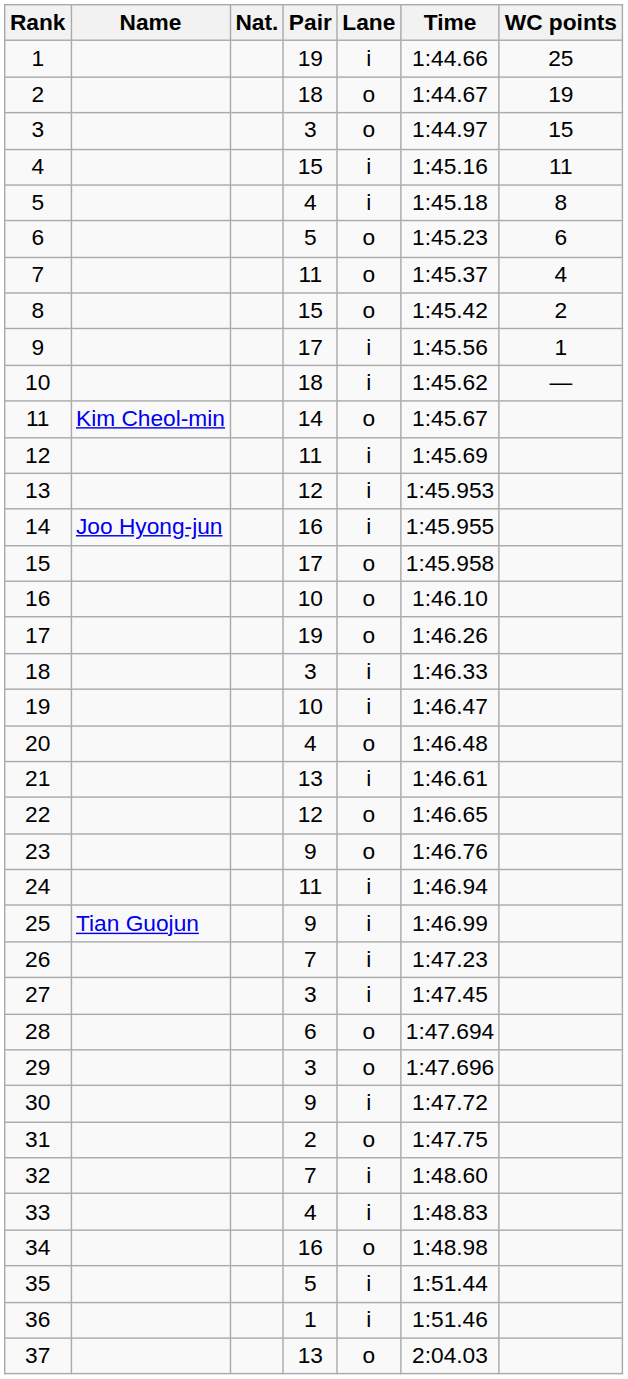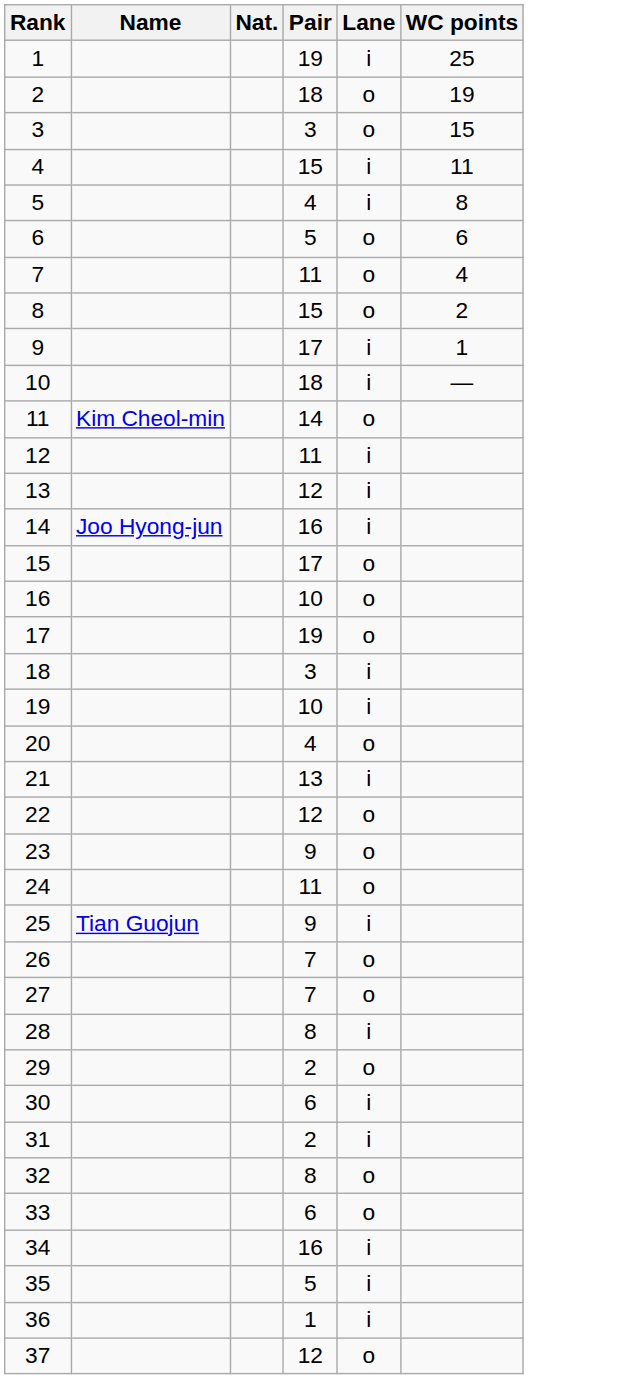- column: (450, 22)
(369, 887) i -> (369, 887) o
(369, 959) i -> (369, 959) o
(310, 995) 3 -> (310, 995) 7
(369, 995) i -> (369, 995) o
(310, 1031) 6 -> (310, 1031) 8
(369, 1031) o -> (369, 1031) i
(310, 1067) 3 -> (310, 1067) 2
(310, 1103) 9 -> (310, 1103) 6
(369, 1139) o -> (369, 1139) i
(310, 1175) 7 -> (310, 1175) 8
(369, 1175) i -> (369, 1175) o
(310, 1211) 4 -> (310, 1211) 6
(369, 1211) i -> (369, 1211) o
(369, 1247) o -> (369, 1247) i
(310, 1355) 13 -> (310, 1355) 12
